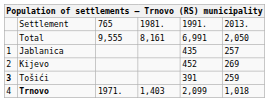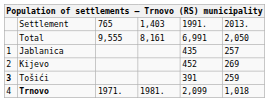(152, 24) 1981. -> (152, 24) 1,403
(152, 91) 1,403 -> (152, 91) 1981.
